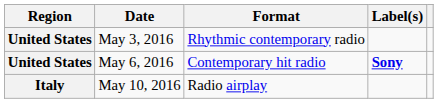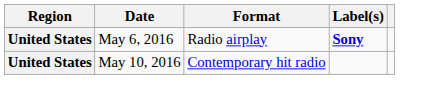- row: (136, 39)
(257, 62) Contemporary hit radio -> (227, 39) Radio airplay
(50, 86) Italy -> (50, 62) United States
(227, 86) Radio airplay -> (257, 62) Contemporary hit radio
